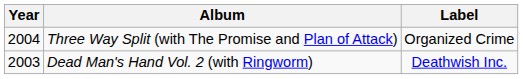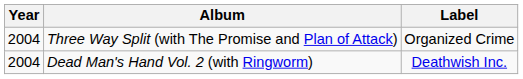(24, 62) 2003 -> (24, 62) 2004
